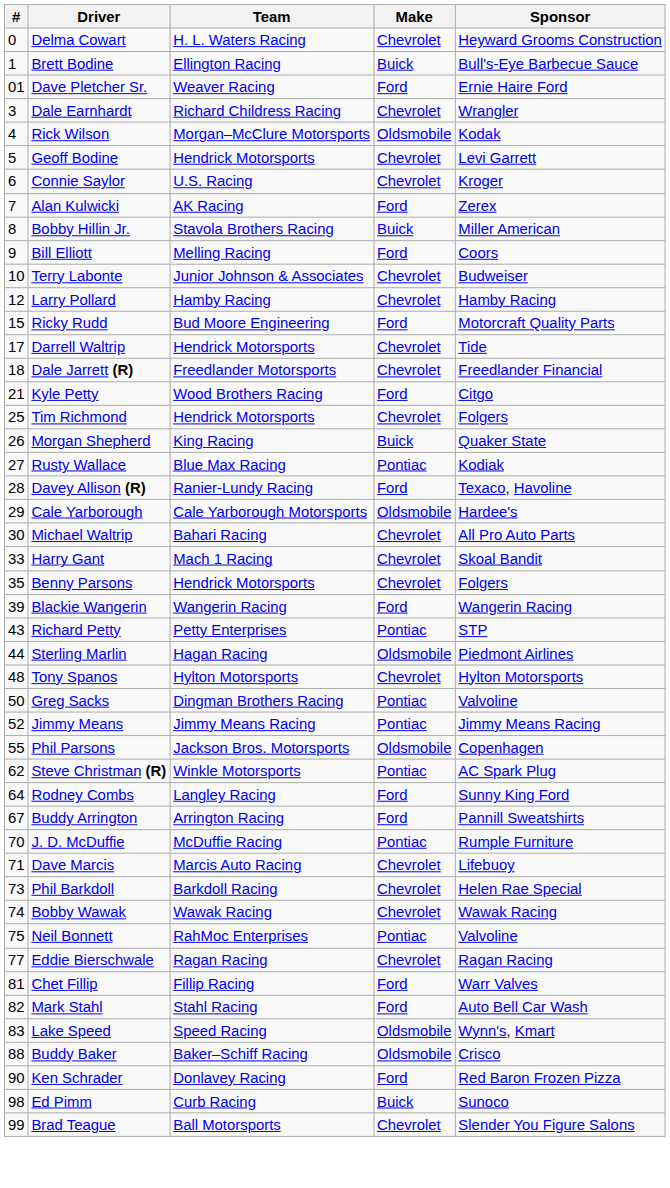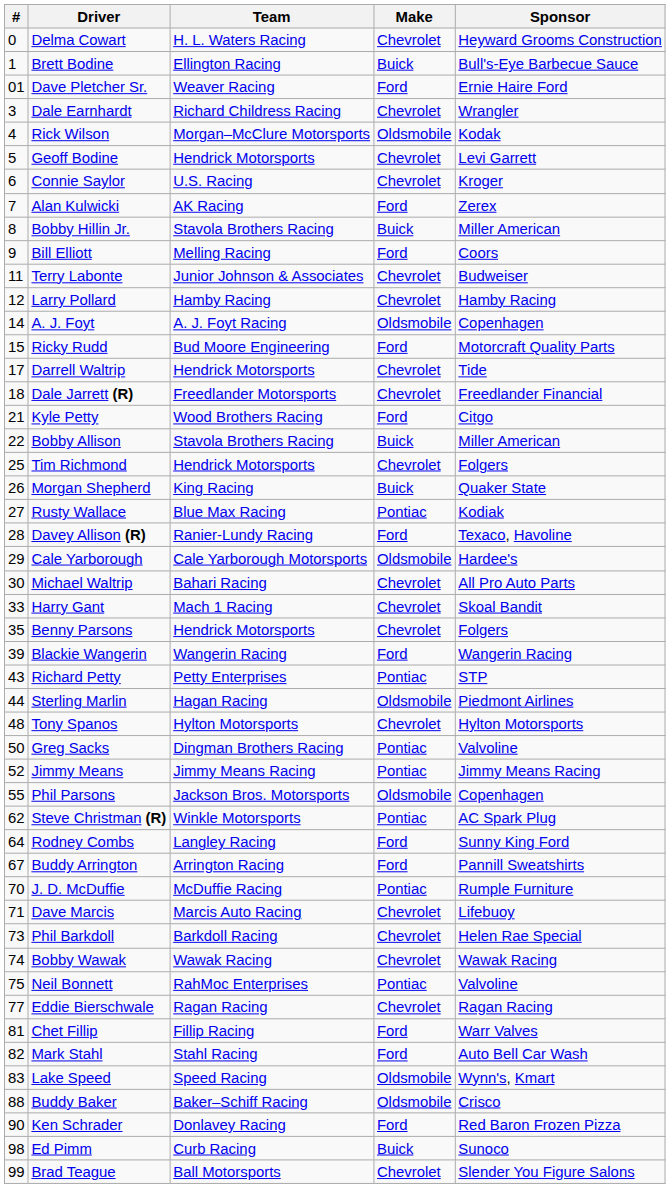(16, 276) 10 -> (16, 276) 11
+ row: (63, 323)
+ row: (76, 441)
